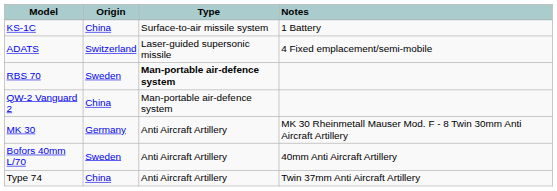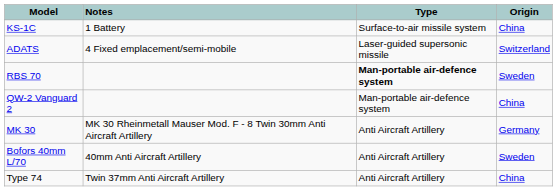columns swapped: (111, 12) <-> (295, 12)
